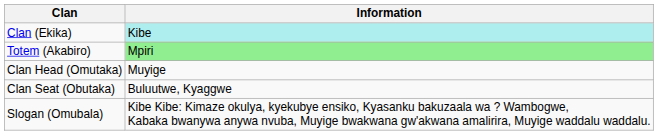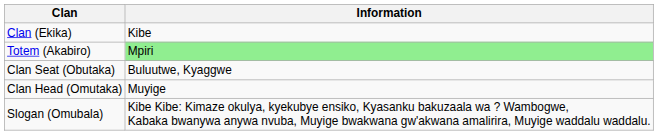(140, 32) paleturquoise background -> (140, 32) no background
rows swapped: (65, 70) <-> (61, 88)
